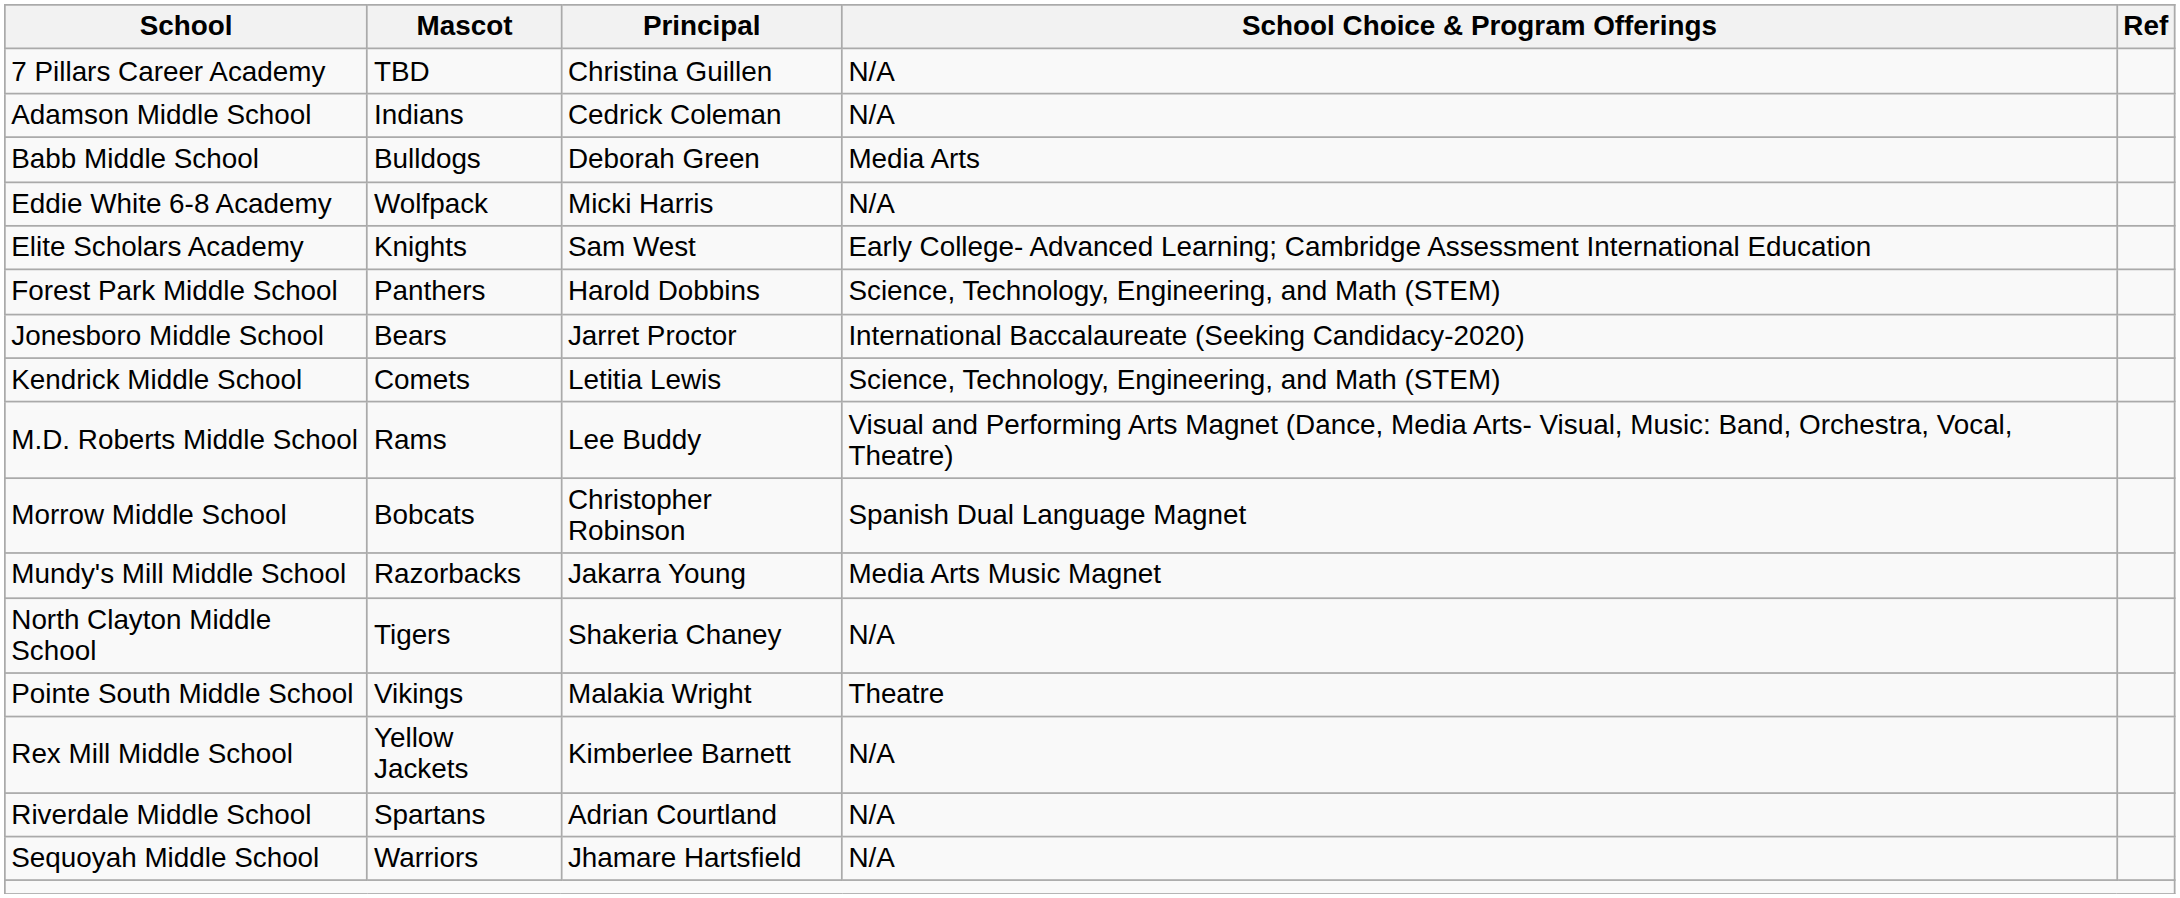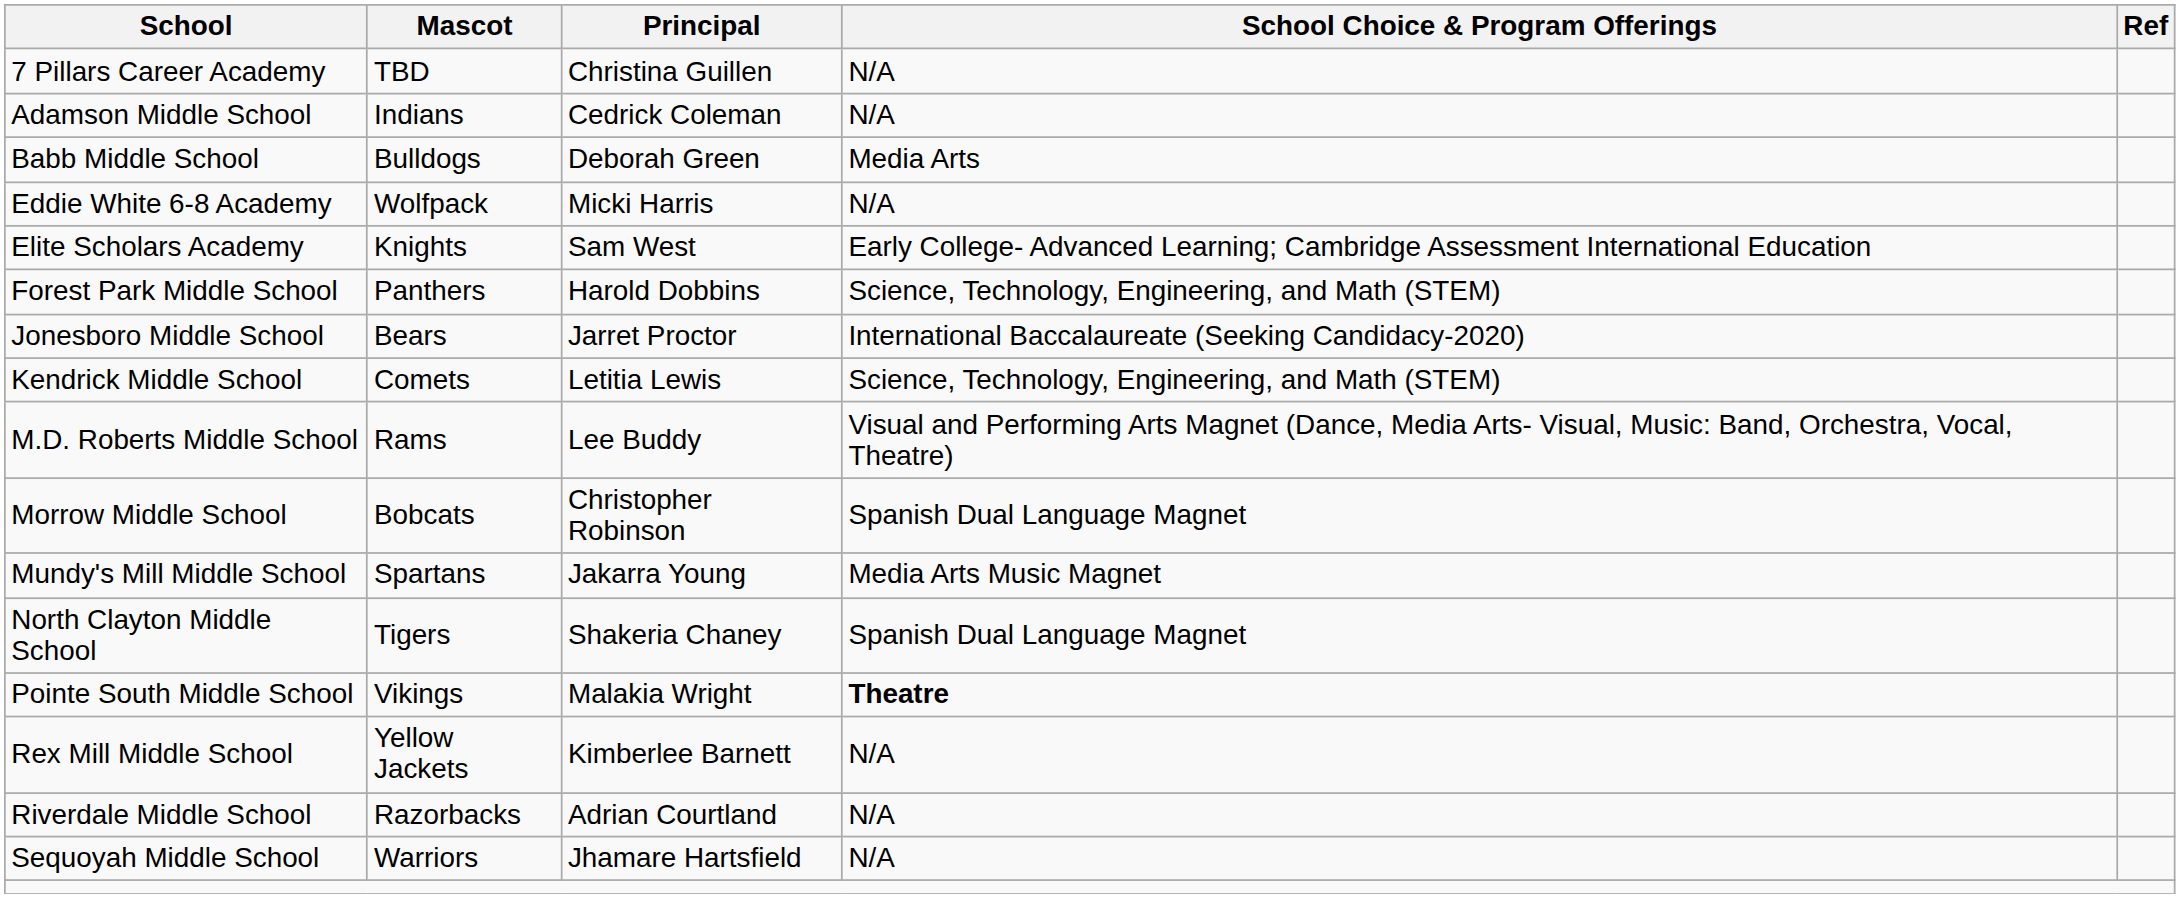(447, 574) Razorbacks -> (430, 574) Spartans
(872, 634) N/A -> (1047, 634) Spanish Dual Language Magnet
(896, 694) normal -> (899, 694) bold
(430, 814) Spartans -> (447, 814) Razorbacks
